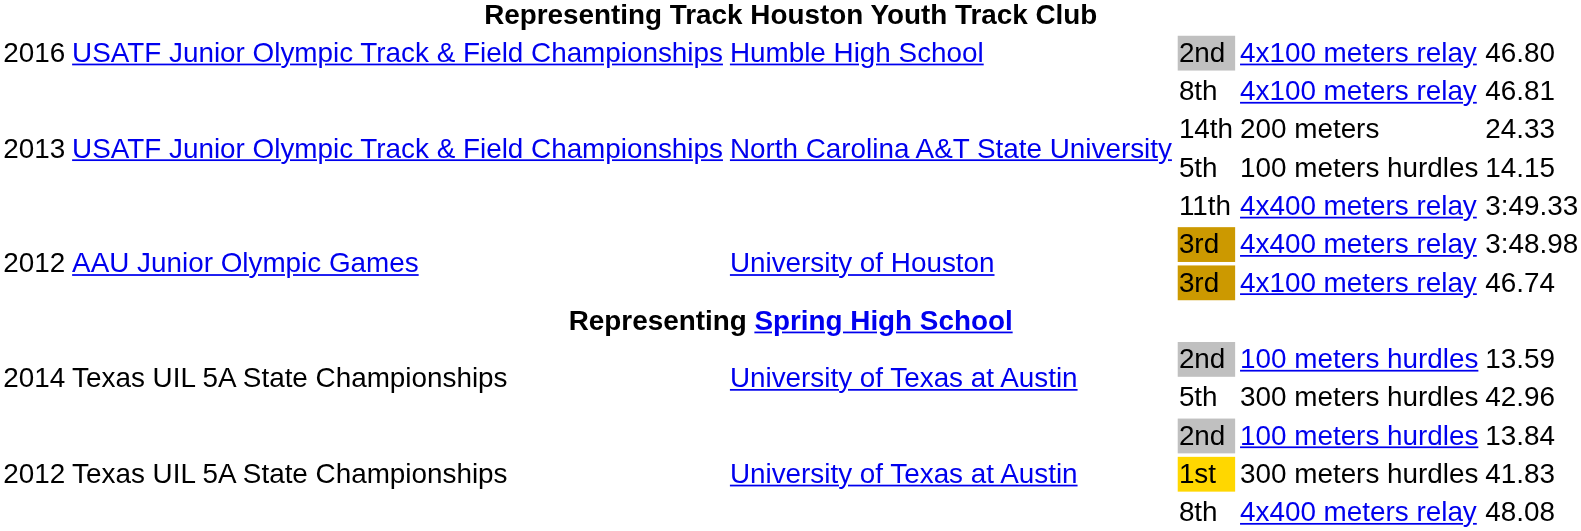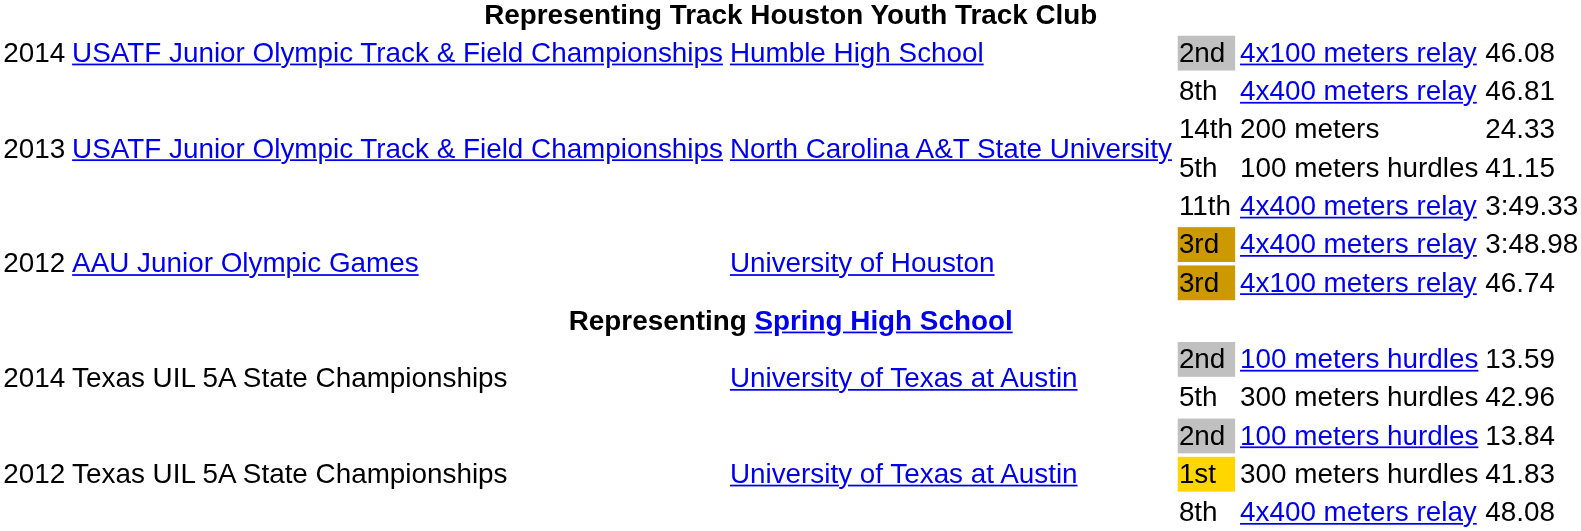(34, 52) 2016 -> (34, 52) 2014
(1520, 52) 46.80 -> (1520, 52) 46.08
(1358, 91) 4x100 meters relay -> (1358, 91) 4x400 meters relay
(1520, 167) 14.15 -> (1520, 167) 41.15
